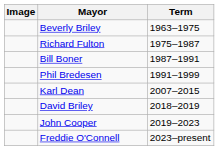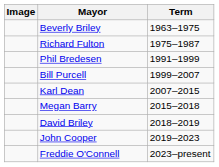- row: (61, 59)
+ row: (63, 75)
+ row: (68, 106)
